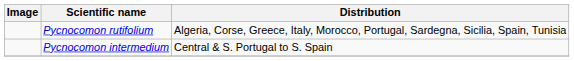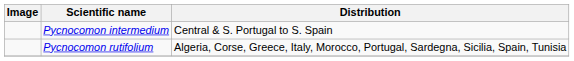rows swapped: (106, 47) <-> (98, 30)
